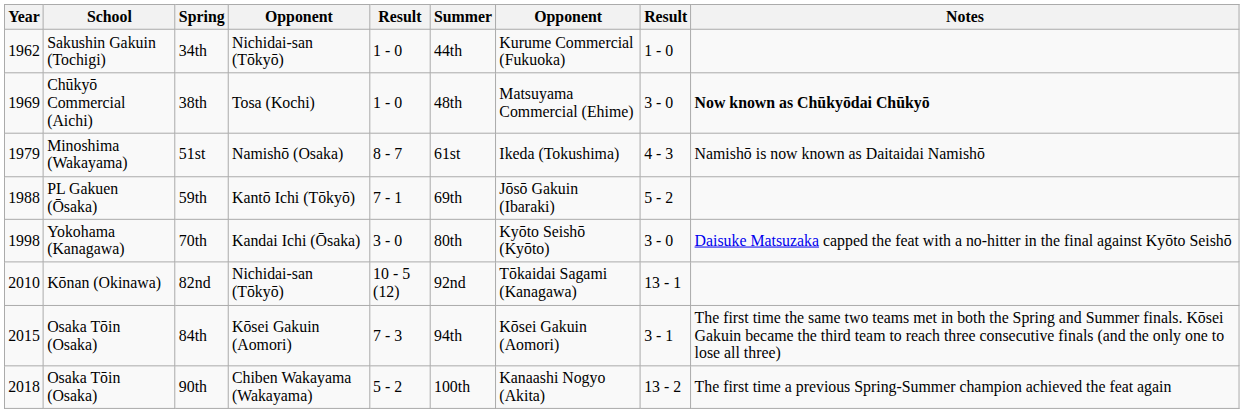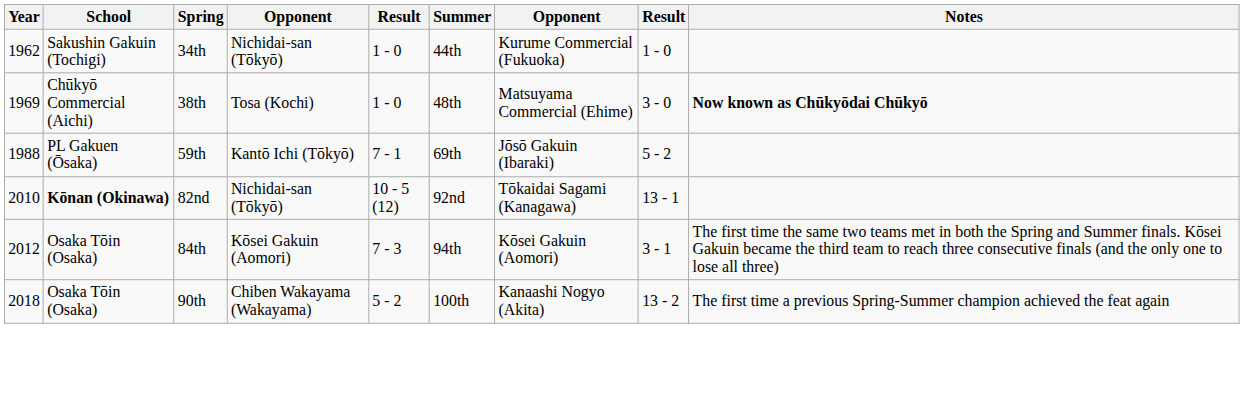- row: (192, 154)
- row: (193, 240)
(104, 283) normal -> (108, 197) bold
(24, 335) 2015 -> (24, 249) 2012
